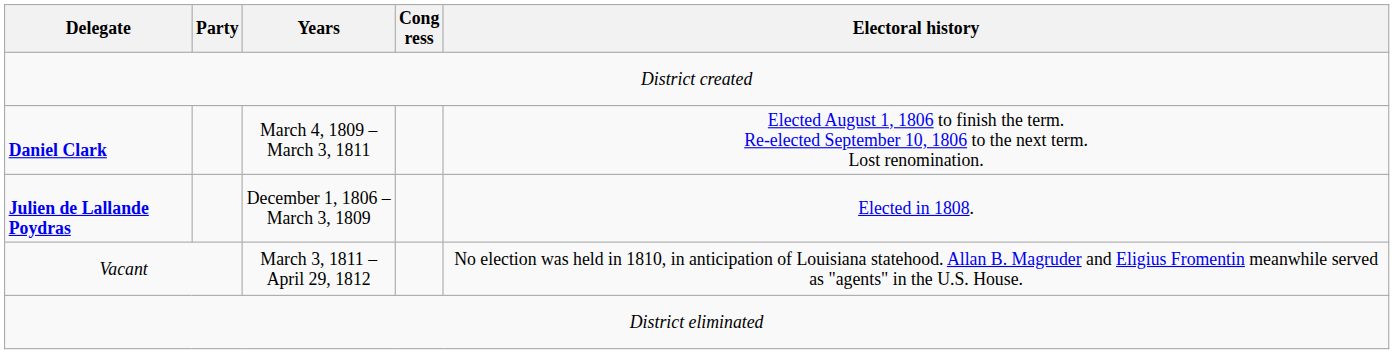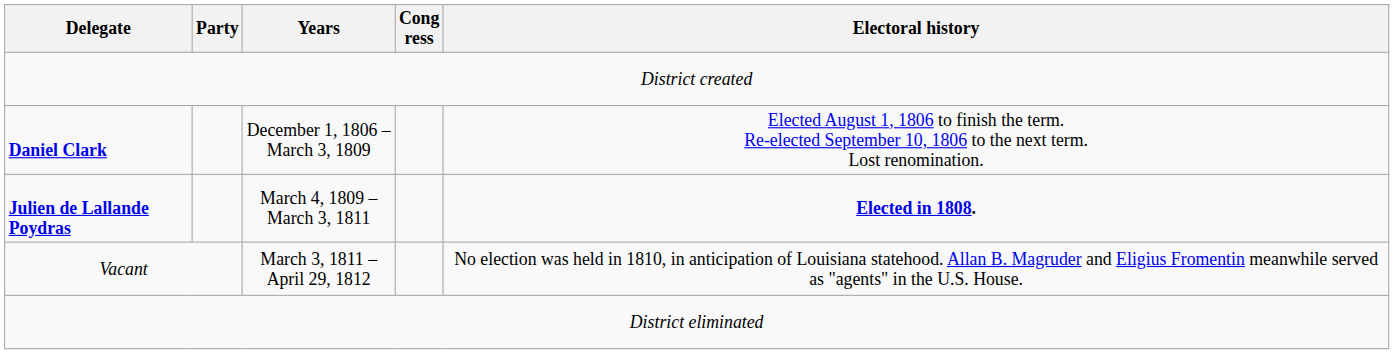(319, 139) March 4, 1809 – March 3, 1811 -> (319, 139) December 1, 1806 – March 3, 1809
(319, 208) December 1, 1806 – March 3, 1809 -> (319, 208) March 4, 1809 – March 3, 1811
(916, 208) normal -> (916, 208) bold
